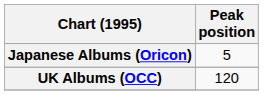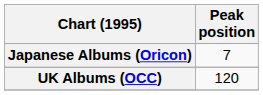(227, 55) 5 -> (227, 55) 7
